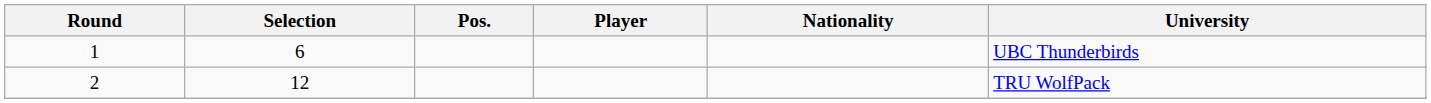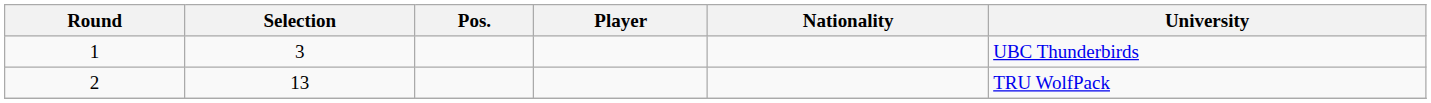(300, 51) 6 -> (300, 51) 3
(300, 83) 12 -> (300, 83) 13
